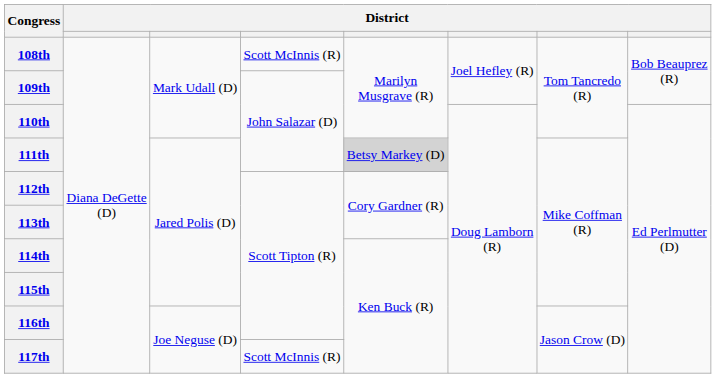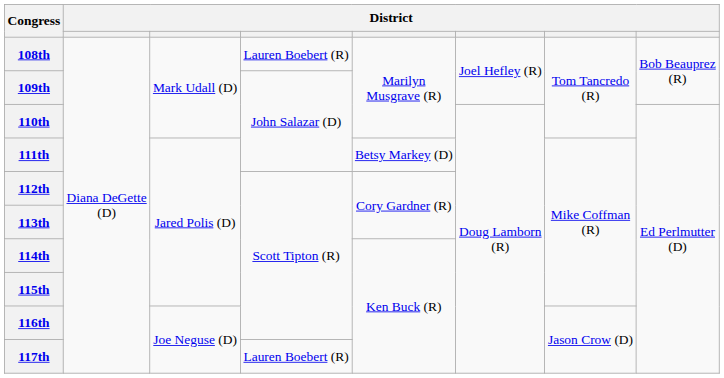(292, 54) Scott McInnis (R) -> (296, 54) Lauren Boebert (R)
(396, 155) lightgrey background -> (404, 155) no background
(292, 356) Scott McInnis (R) -> (296, 356) Lauren Boebert (R)
